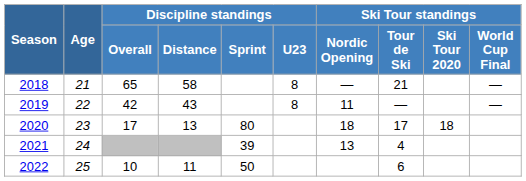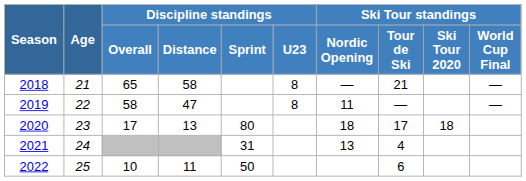(130, 105) 42 -> (130, 105) 58
(190, 105) 43 -> (190, 105) 47
(247, 146) 39 -> (247, 146) 31
